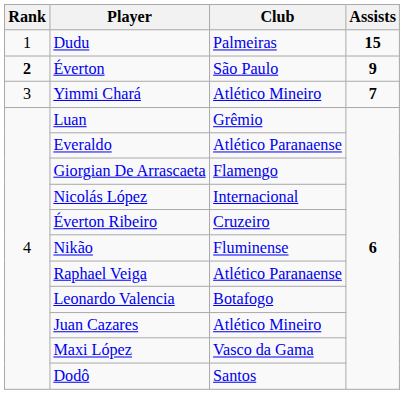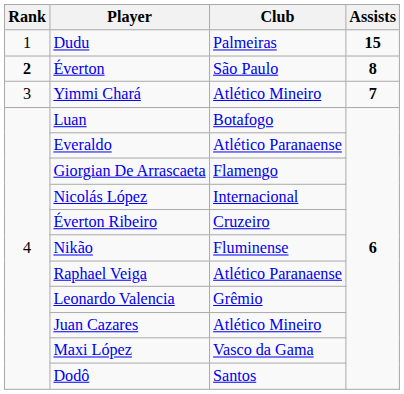(373, 68) 9 -> (373, 68) 8
(238, 119) Grêmio -> (243, 119) Botafogo
(243, 299) Botafogo -> (238, 299) Grêmio
